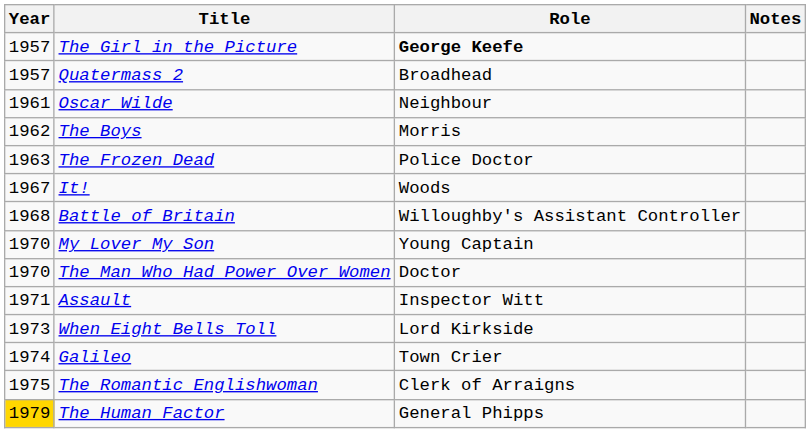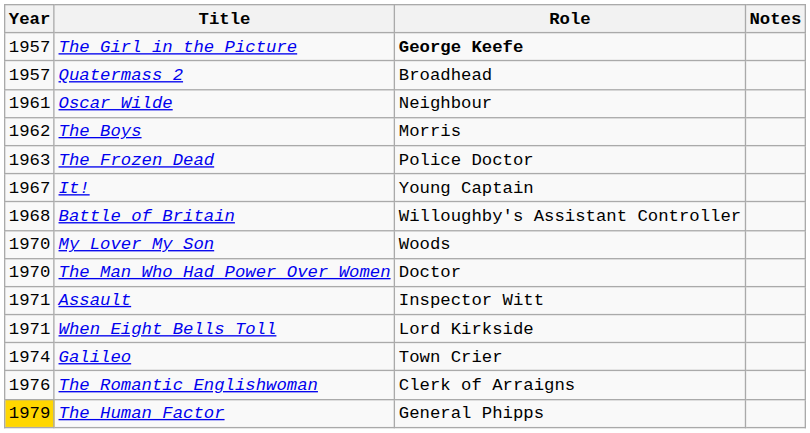(425, 188) Woods -> (466, 188) Young Captain
(466, 244) Young Captain -> (425, 244) Woods
(30, 329) 1973 -> (30, 329) 1971
(30, 385) 1975 -> (30, 385) 1976
